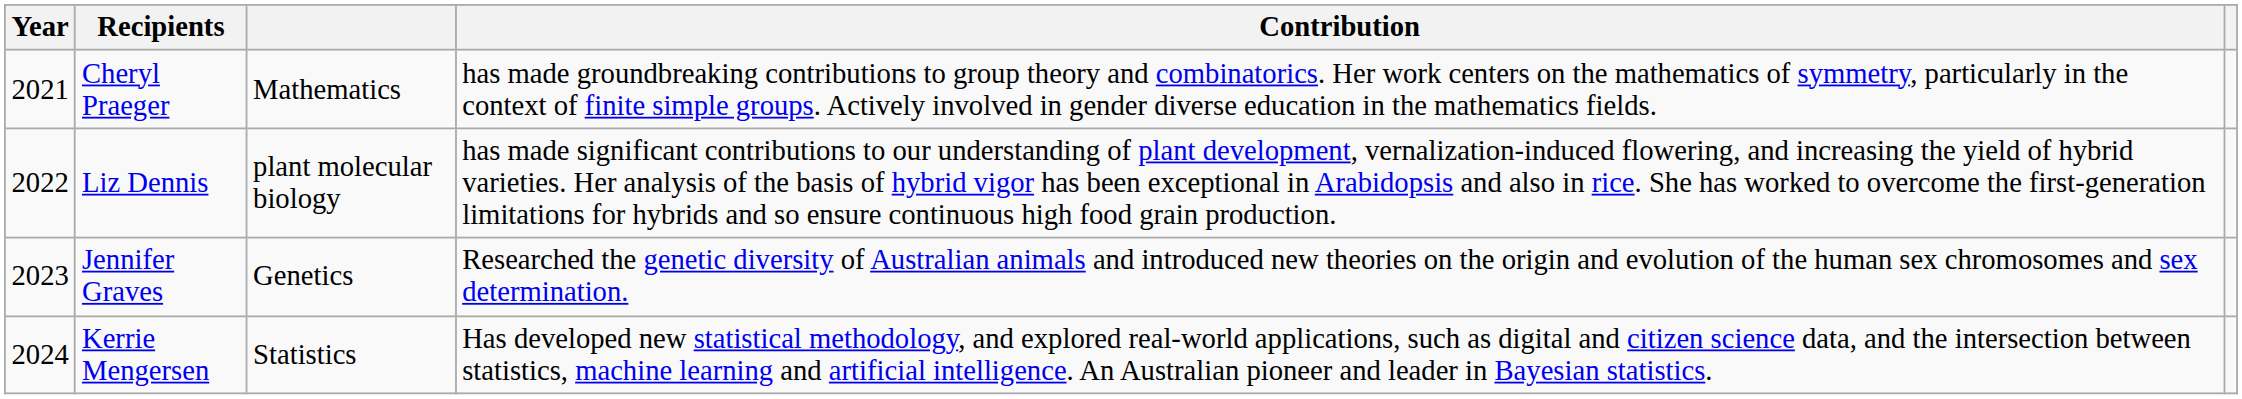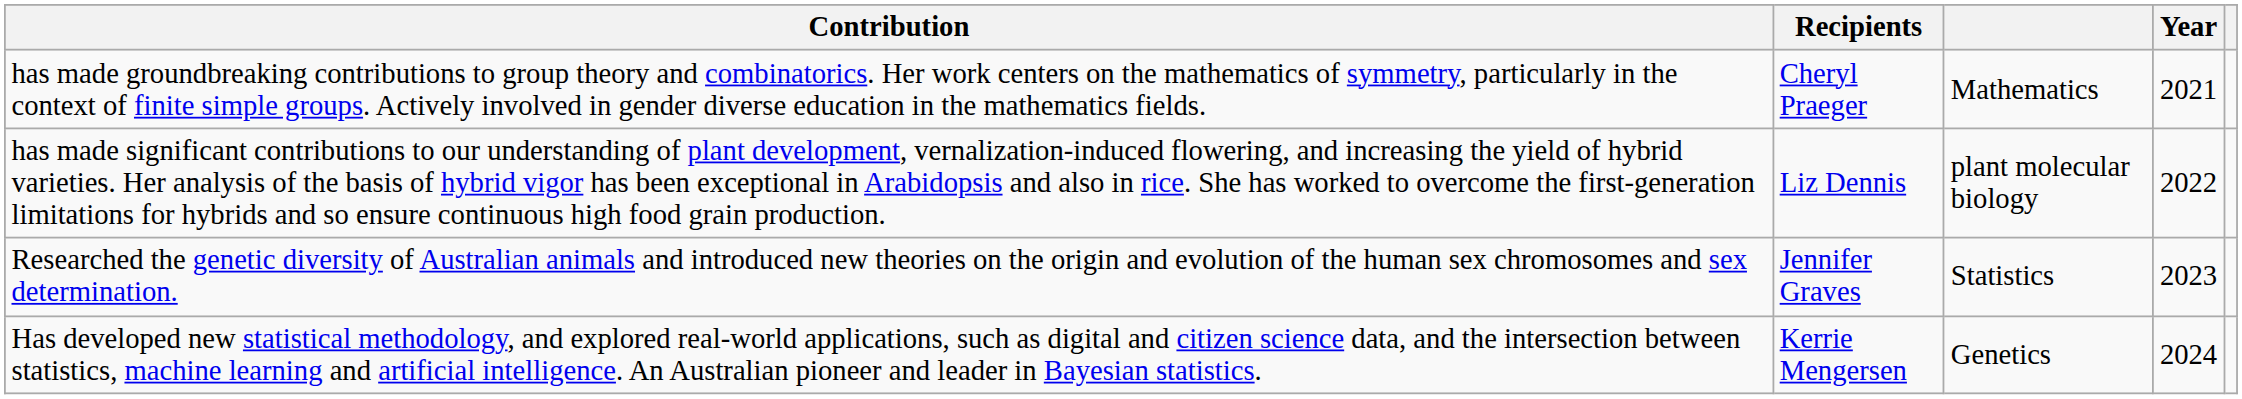columns swapped: (40, 27) <-> (1340, 27)
(303, 276) Genetics -> (2003, 276) Statistics
(305, 353) Statistics -> (2001, 353) Genetics
